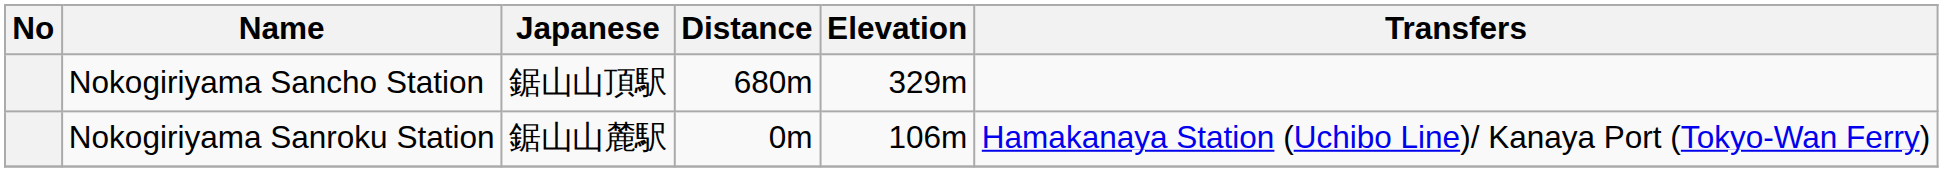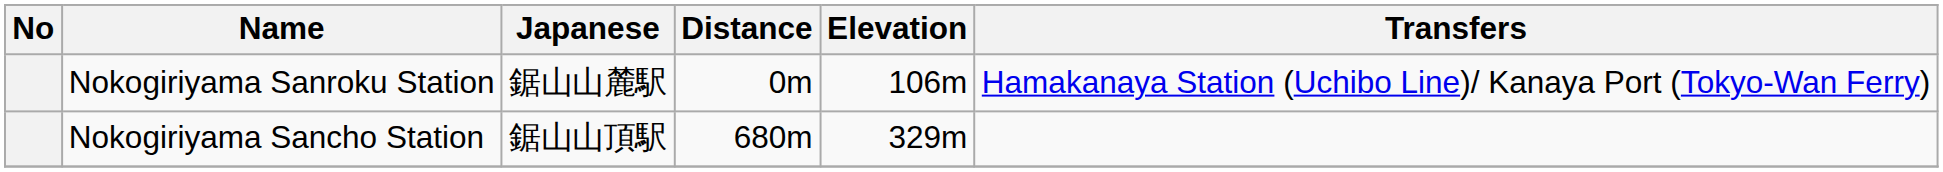rows swapped: (282, 138) <-> (276, 82)
